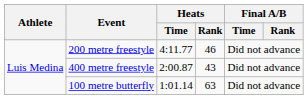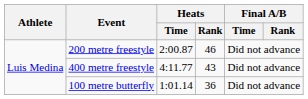(176, 49) 4:11.77 -> (176, 49) 2:00.87
(176, 67) 2:00.87 -> (176, 67) 4:11.77
(210, 86) 63 -> (210, 86) 36
